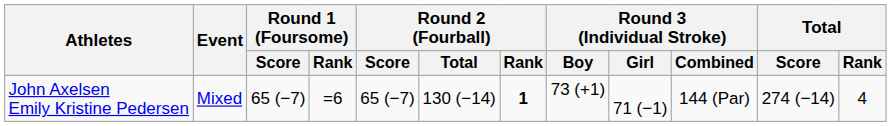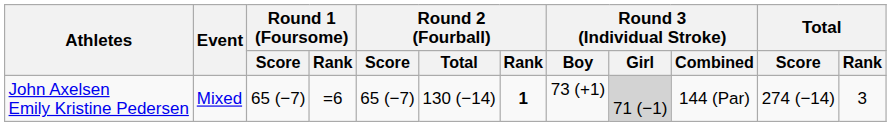(640, 99) no background -> (640, 99) lightgrey background
(862, 99) 4 -> (862, 99) 3
